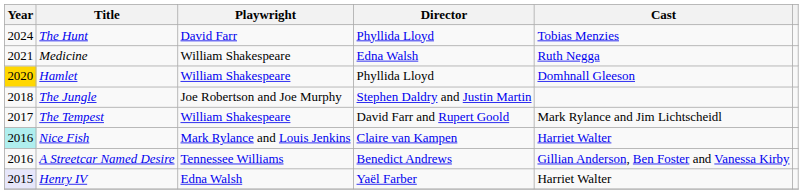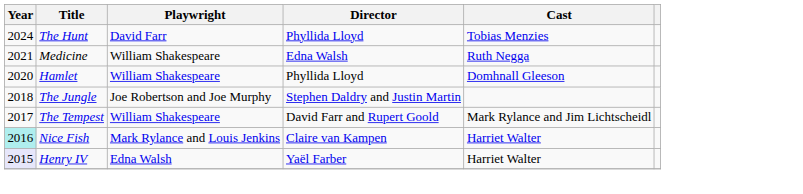(20, 76) gold background -> (20, 76) no background
- row: (107, 158)
